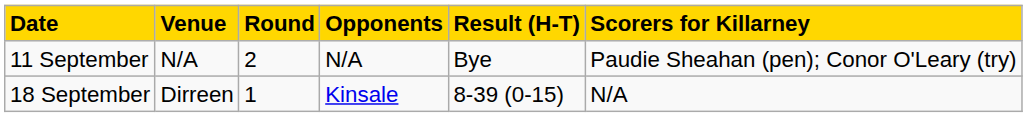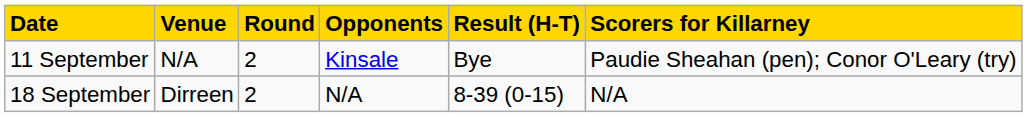(344, 58) N/A -> (362, 58) Kinsale
(250, 93) 1 -> (250, 93) 2
(362, 93) Kinsale -> (344, 93) N/A
